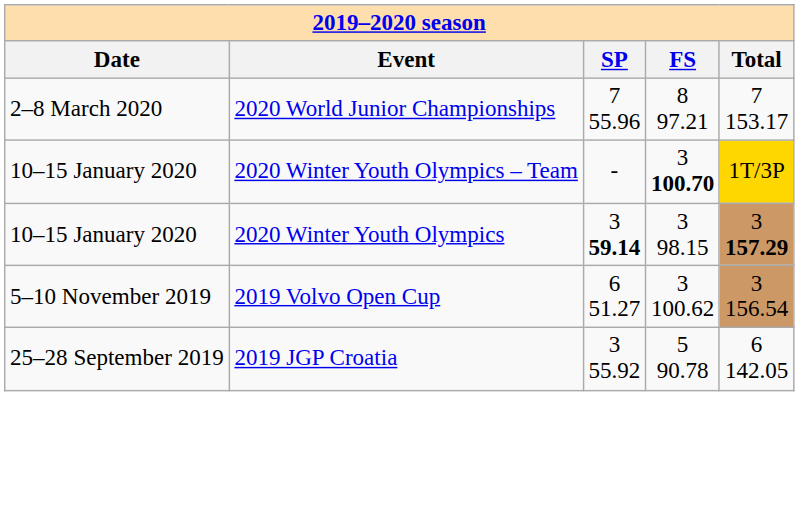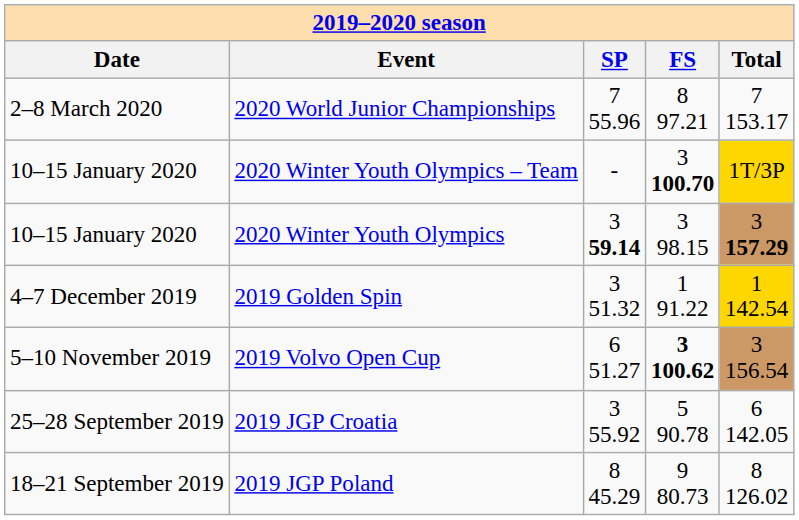+ row: (318, 296)
(683, 296) normal -> (683, 358) bold
+ row: (314, 483)
